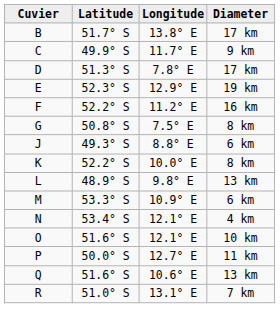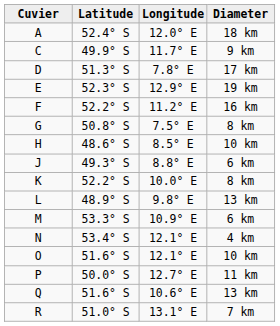+ row: (38, 32)
- row: (38, 32)
+ row: (38, 144)
